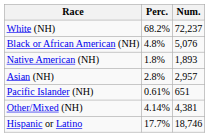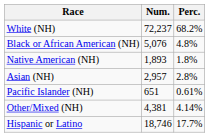columns swapped: (189, 12) <-> (157, 12)
